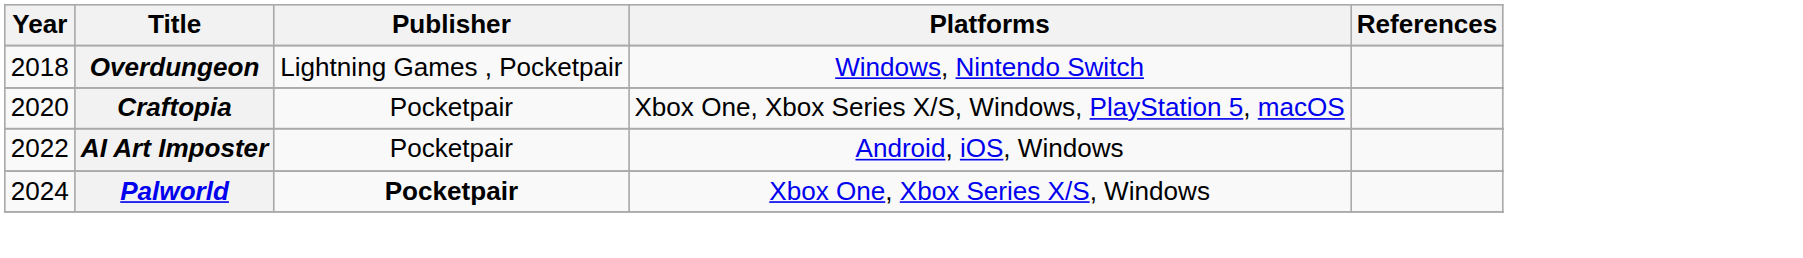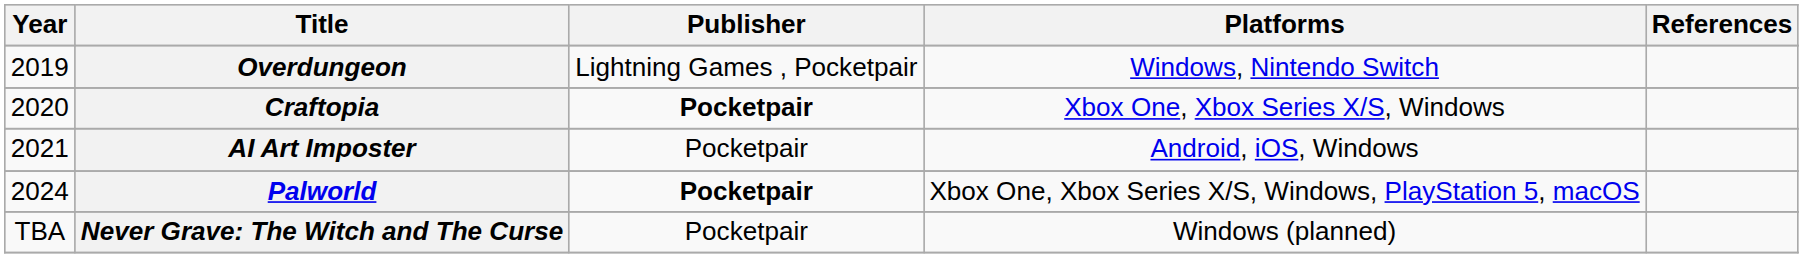(40, 66) 2018 -> (40, 66) 2019
(451, 107) normal -> (746, 107) bold
(990, 107) Xbox One, Xbox Series X/S, Windows, PlayStation 5, macOS -> (1285, 107) Xbox One, Xbox Series X/S, Windows
(40, 149) 2022 -> (40, 149) 2021
(990, 190) Xbox One, Xbox Series X/S, Windows -> (1285, 190) Xbox One, Xbox Series X/S, Windows, PlayStation 5, macOS
+ row: (322, 231)
